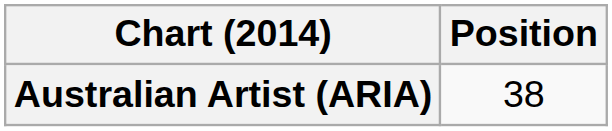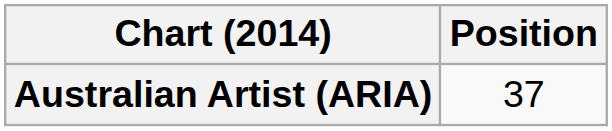(524, 93) 38 -> (524, 93) 37
